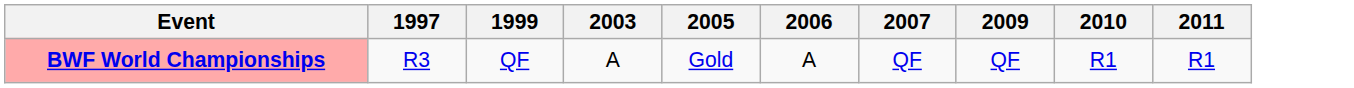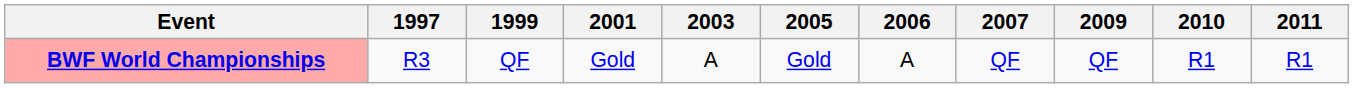+ column: (613, 22)
